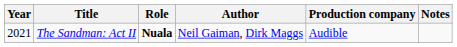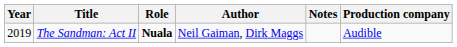columns swapped: (362, 14) <-> (435, 14)
(19, 33) 2021 -> (19, 33) 2019
